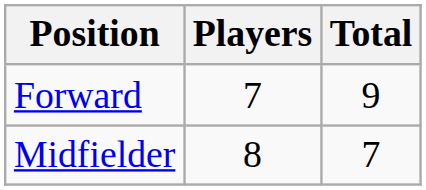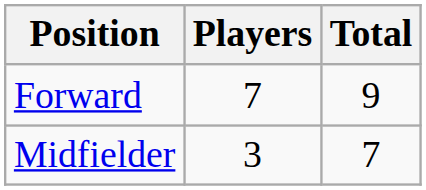(253, 154) 8 -> (253, 154) 3
